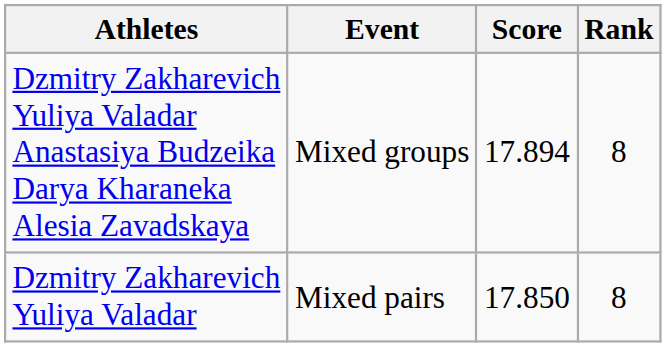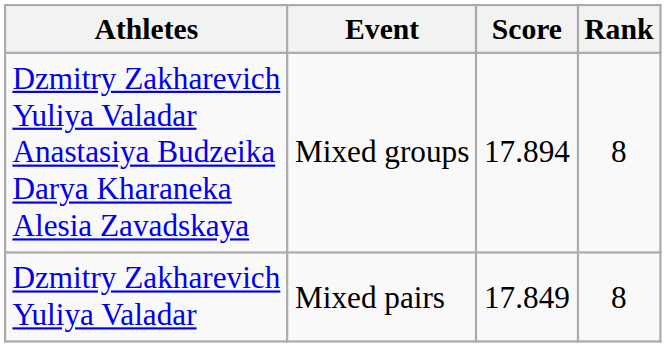(527, 296) 17.850 -> (527, 296) 17.849
